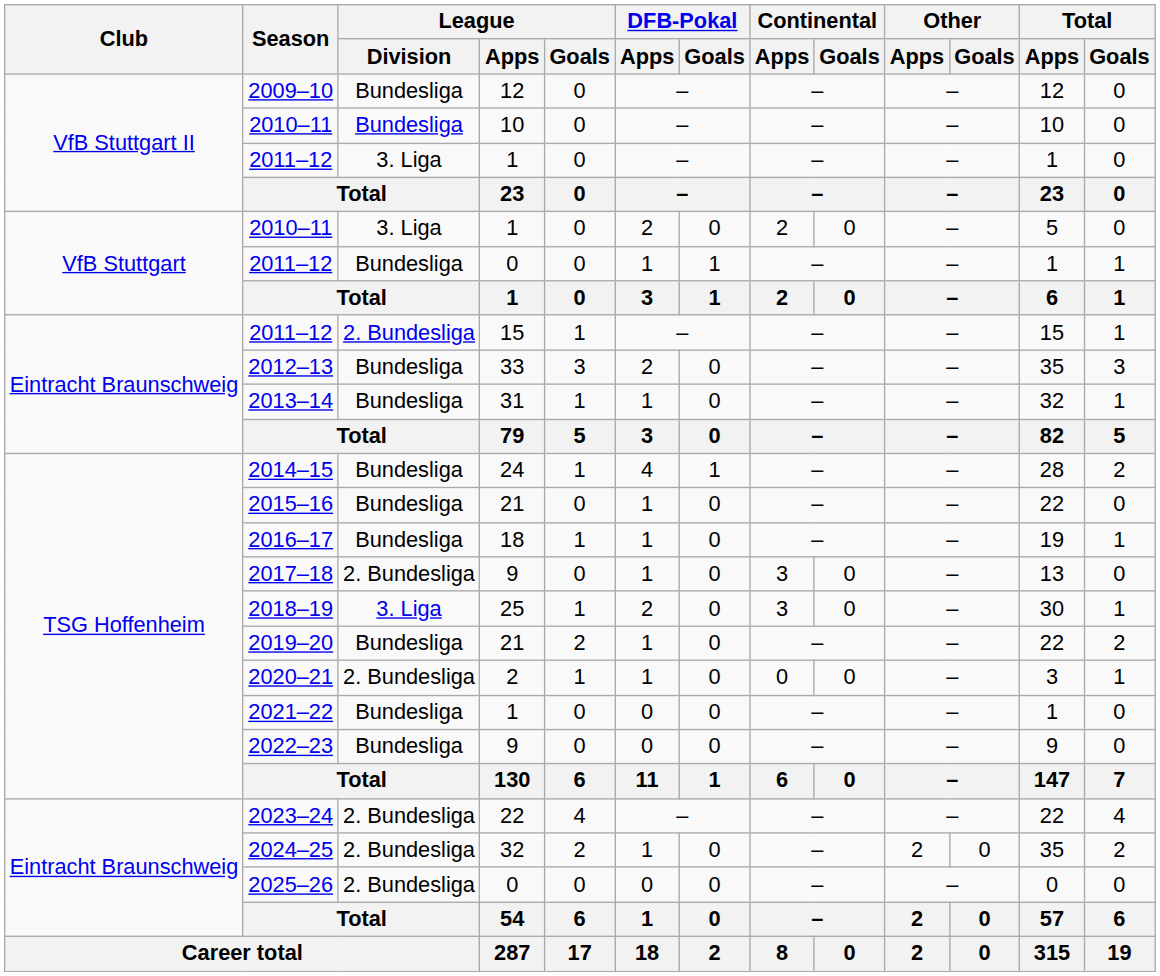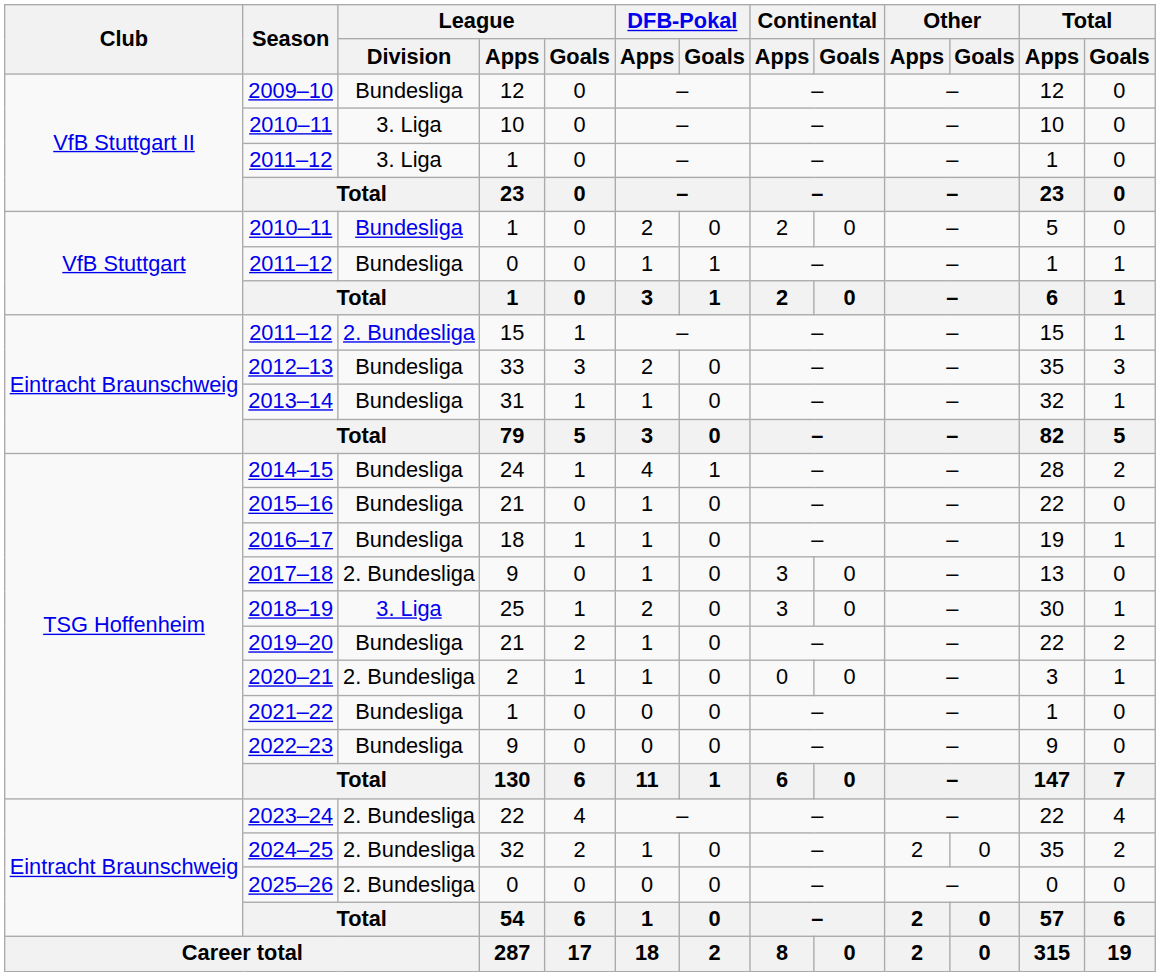(409, 125) Bundesliga -> (409, 125) 3. Liga
(409, 228) 3. Liga -> (409, 228) Bundesliga
